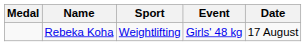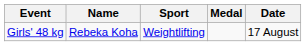columns swapped: (23, 14) <-> (214, 14)
